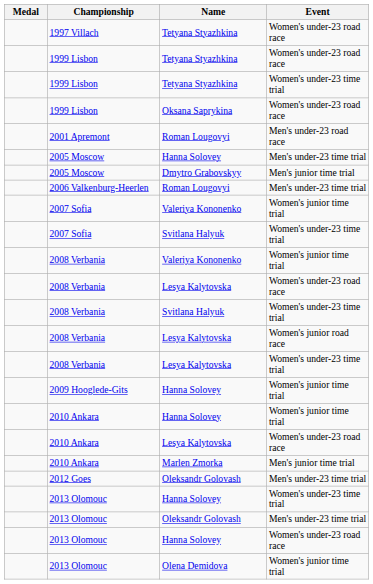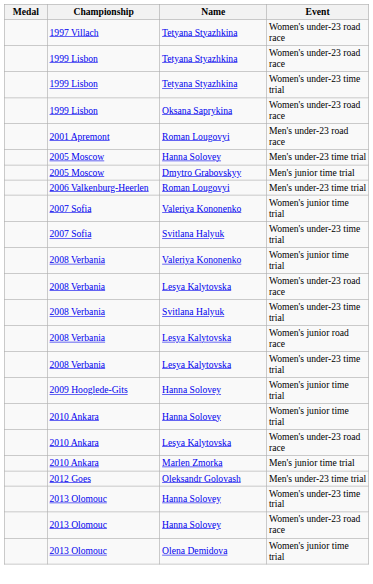- row: (78, 519)
